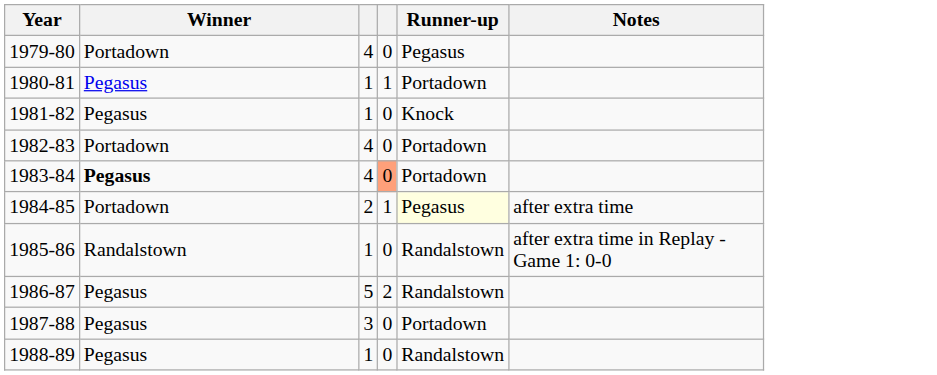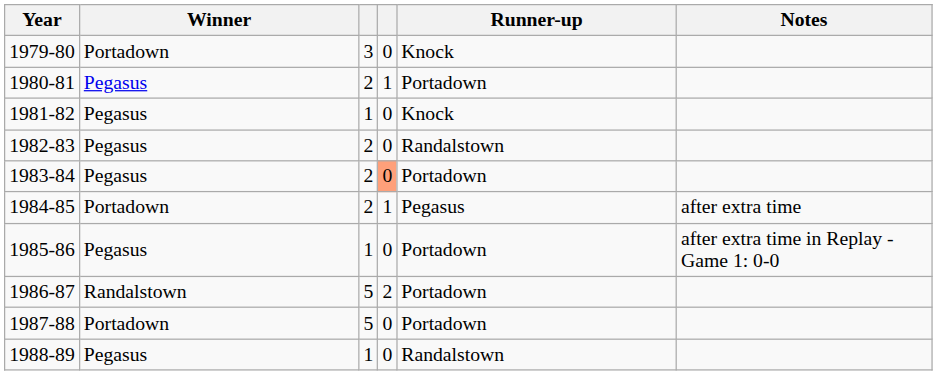(368, 51) 4 -> (368, 51) 3
(433, 51) Pegasus -> (428, 51) Knock
(368, 82) 1 -> (368, 82) 2
(126, 144) Portadown -> (116, 144) Pegasus
(368, 144) 4 -> (368, 144) 2
(444, 144) Portadown -> (453, 144) Randalstown
(117, 176) bold -> (116, 176) normal
(368, 176) 4 -> (368, 176) 2
(433, 207) lightyellow background -> (433, 207) no background
(135, 249) Randalstown -> (116, 249) Pegasus
(453, 249) Randalstown -> (444, 249) Portadown
(116, 291) Pegasus -> (135, 291) Randalstown
(453, 291) Randalstown -> (444, 291) Portadown
(116, 323) Pegasus -> (126, 323) Portadown
(368, 323) 3 -> (368, 323) 5
